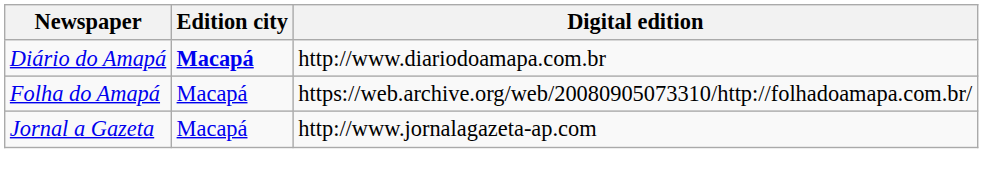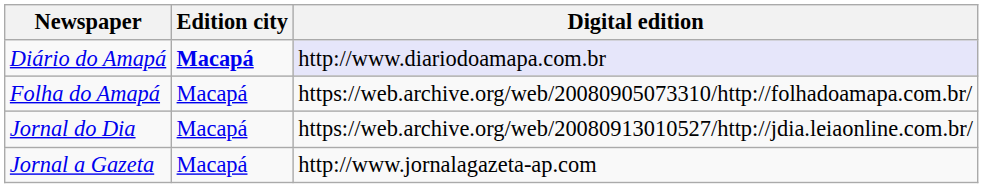(452, 57) no background -> (452, 57) lavender background
+ row: (73, 128)
